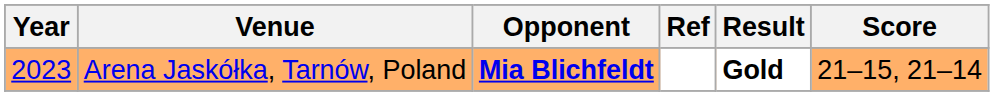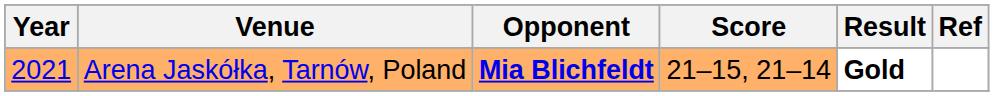columns swapped: (900, 27) <-> (688, 27)
(41, 69) 2023 -> (41, 69) 2021
